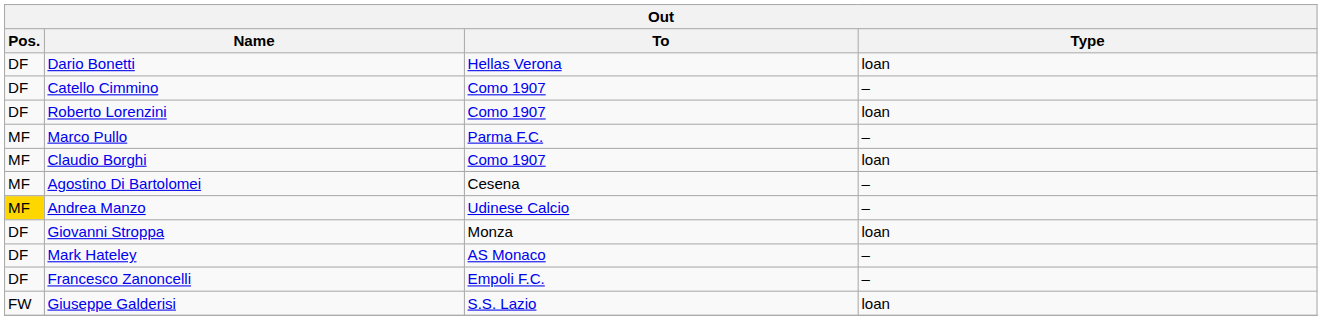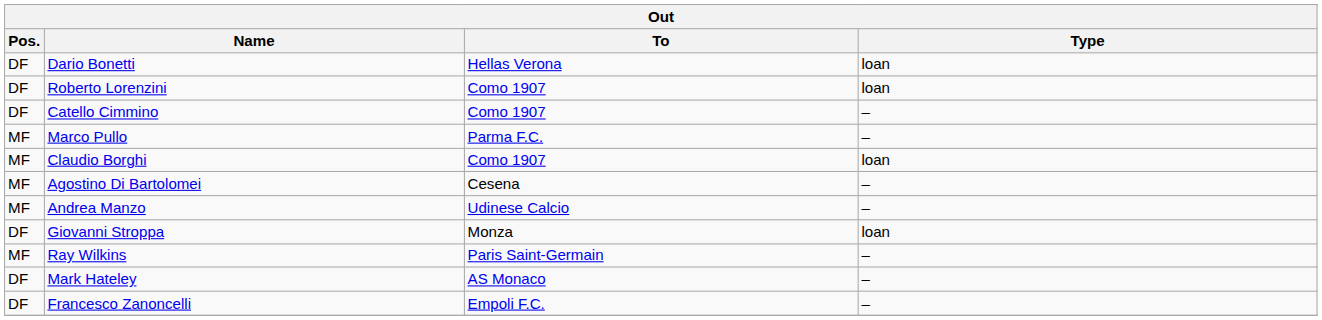rows swapped: (103, 89) <-> (107, 112)
(19, 208) gold background -> (19, 208) no background
+ row: (87, 256)
- row: (112, 304)
